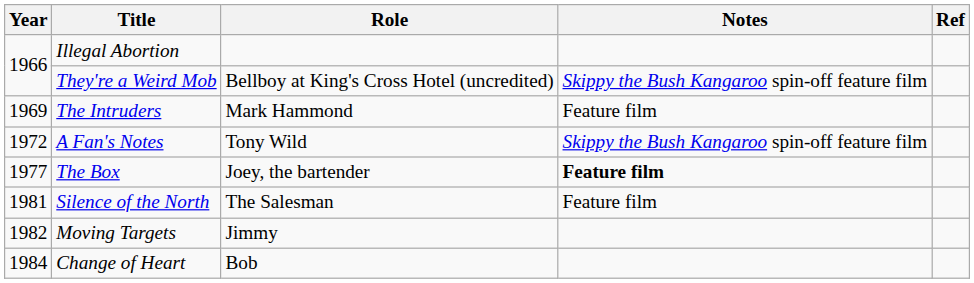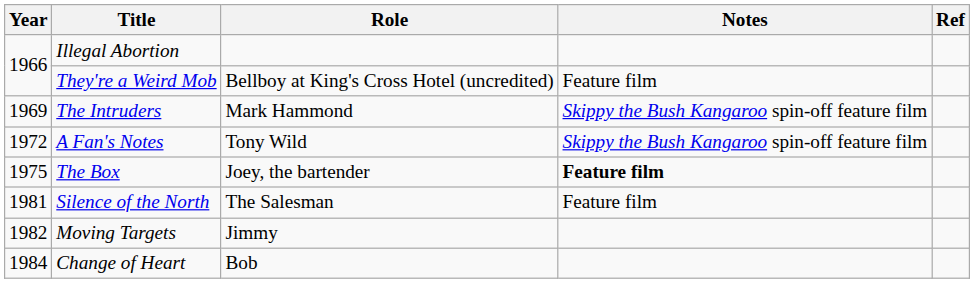(745, 80) Skippy the Bush Kangaroo spin-off feature film -> (610, 80) Feature film
(610, 111) Feature film -> (745, 111) Skippy the Bush Kangaroo spin-off feature film
(28, 171) 1977 -> (28, 171) 1975
